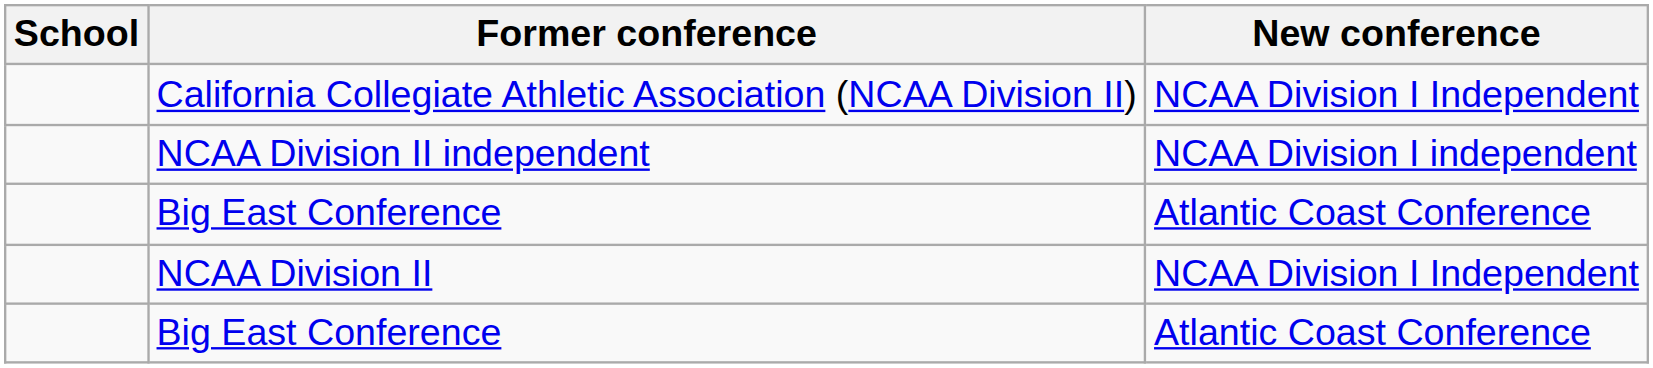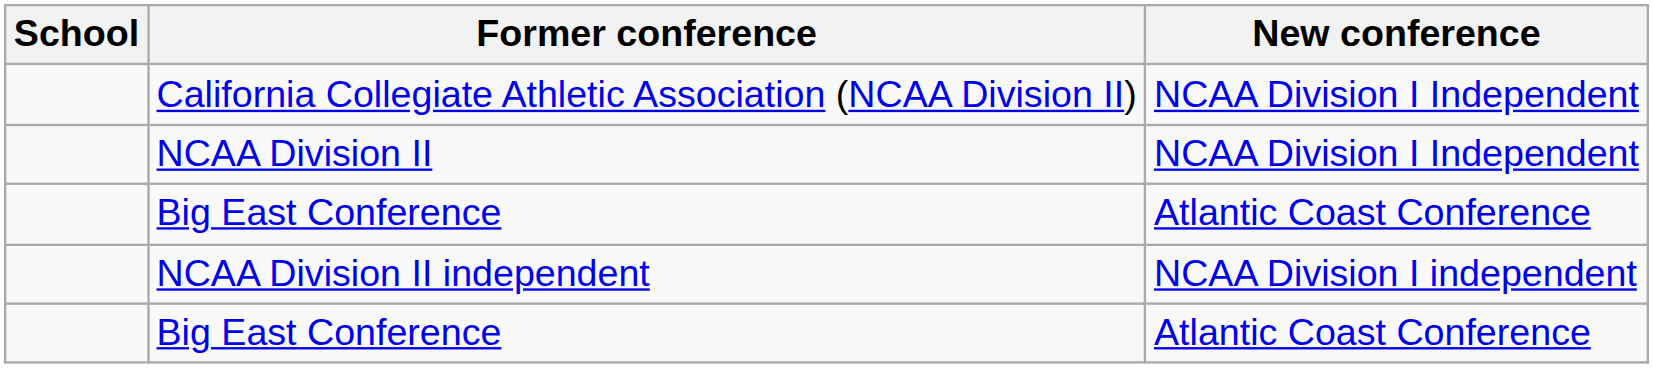rows swapped: (403, 153) <-> (294, 272)
